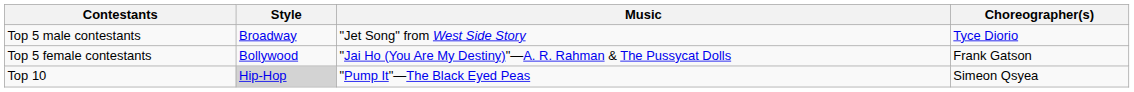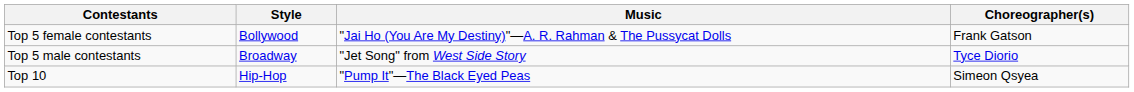rows swapped: (79, 55) <-> (74, 35)
(263, 76) lightgrey background -> (263, 76) no background
